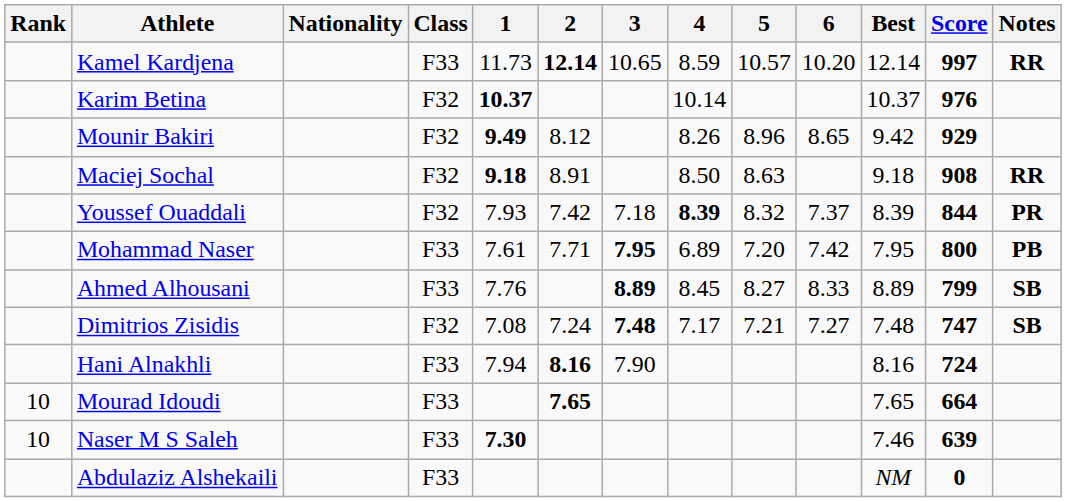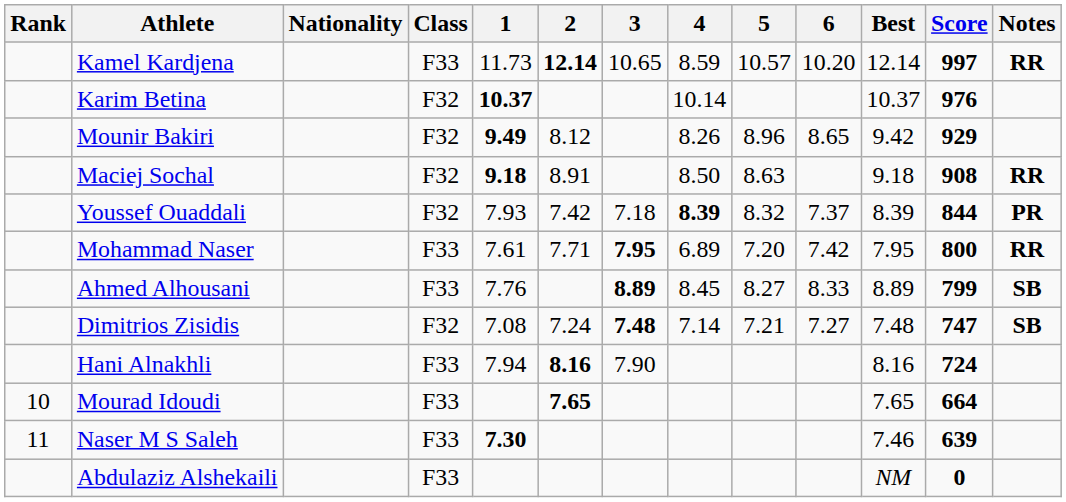(1027, 250) PB -> (1027, 250) RR
(699, 325) 7.17 -> (699, 325) 7.14
(38, 439) 10 -> (38, 439) 11
